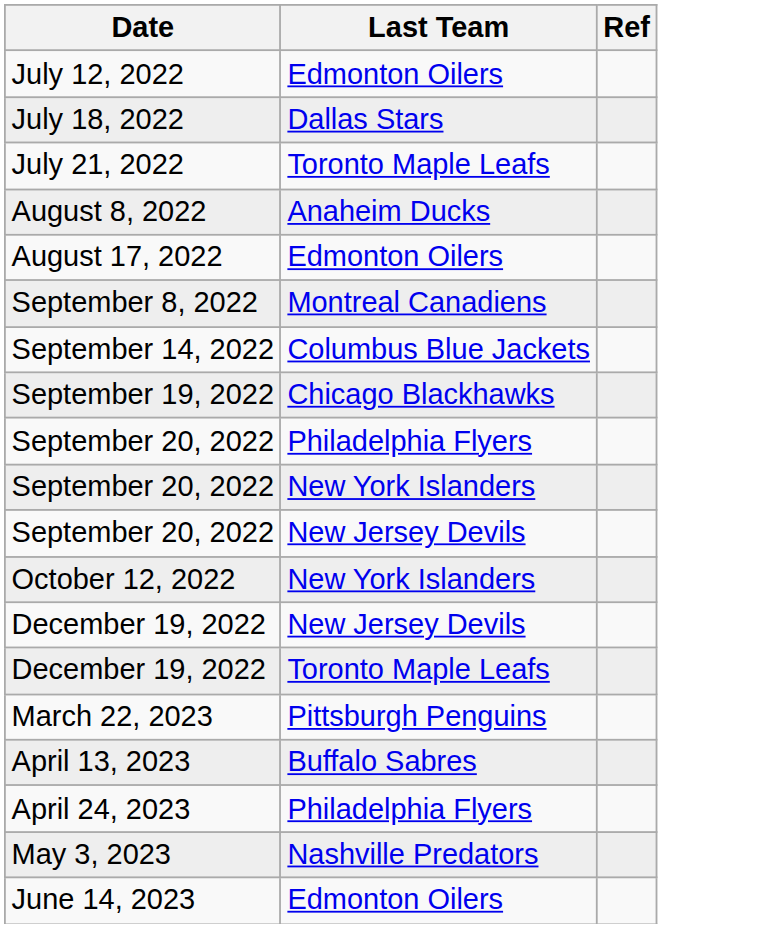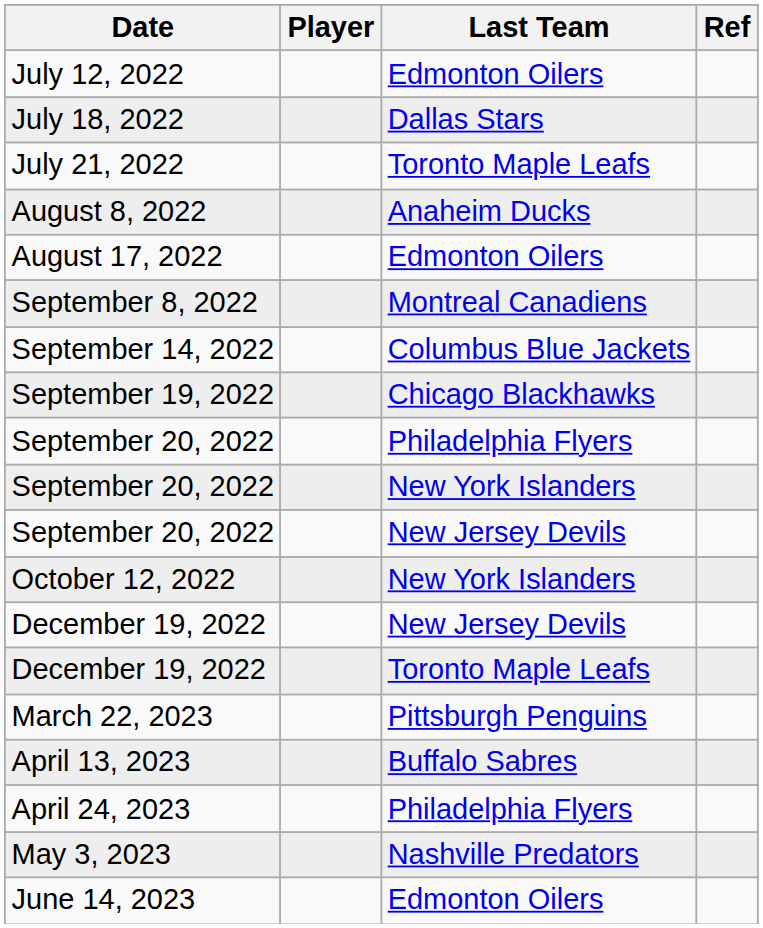+ column: (331, 27)
